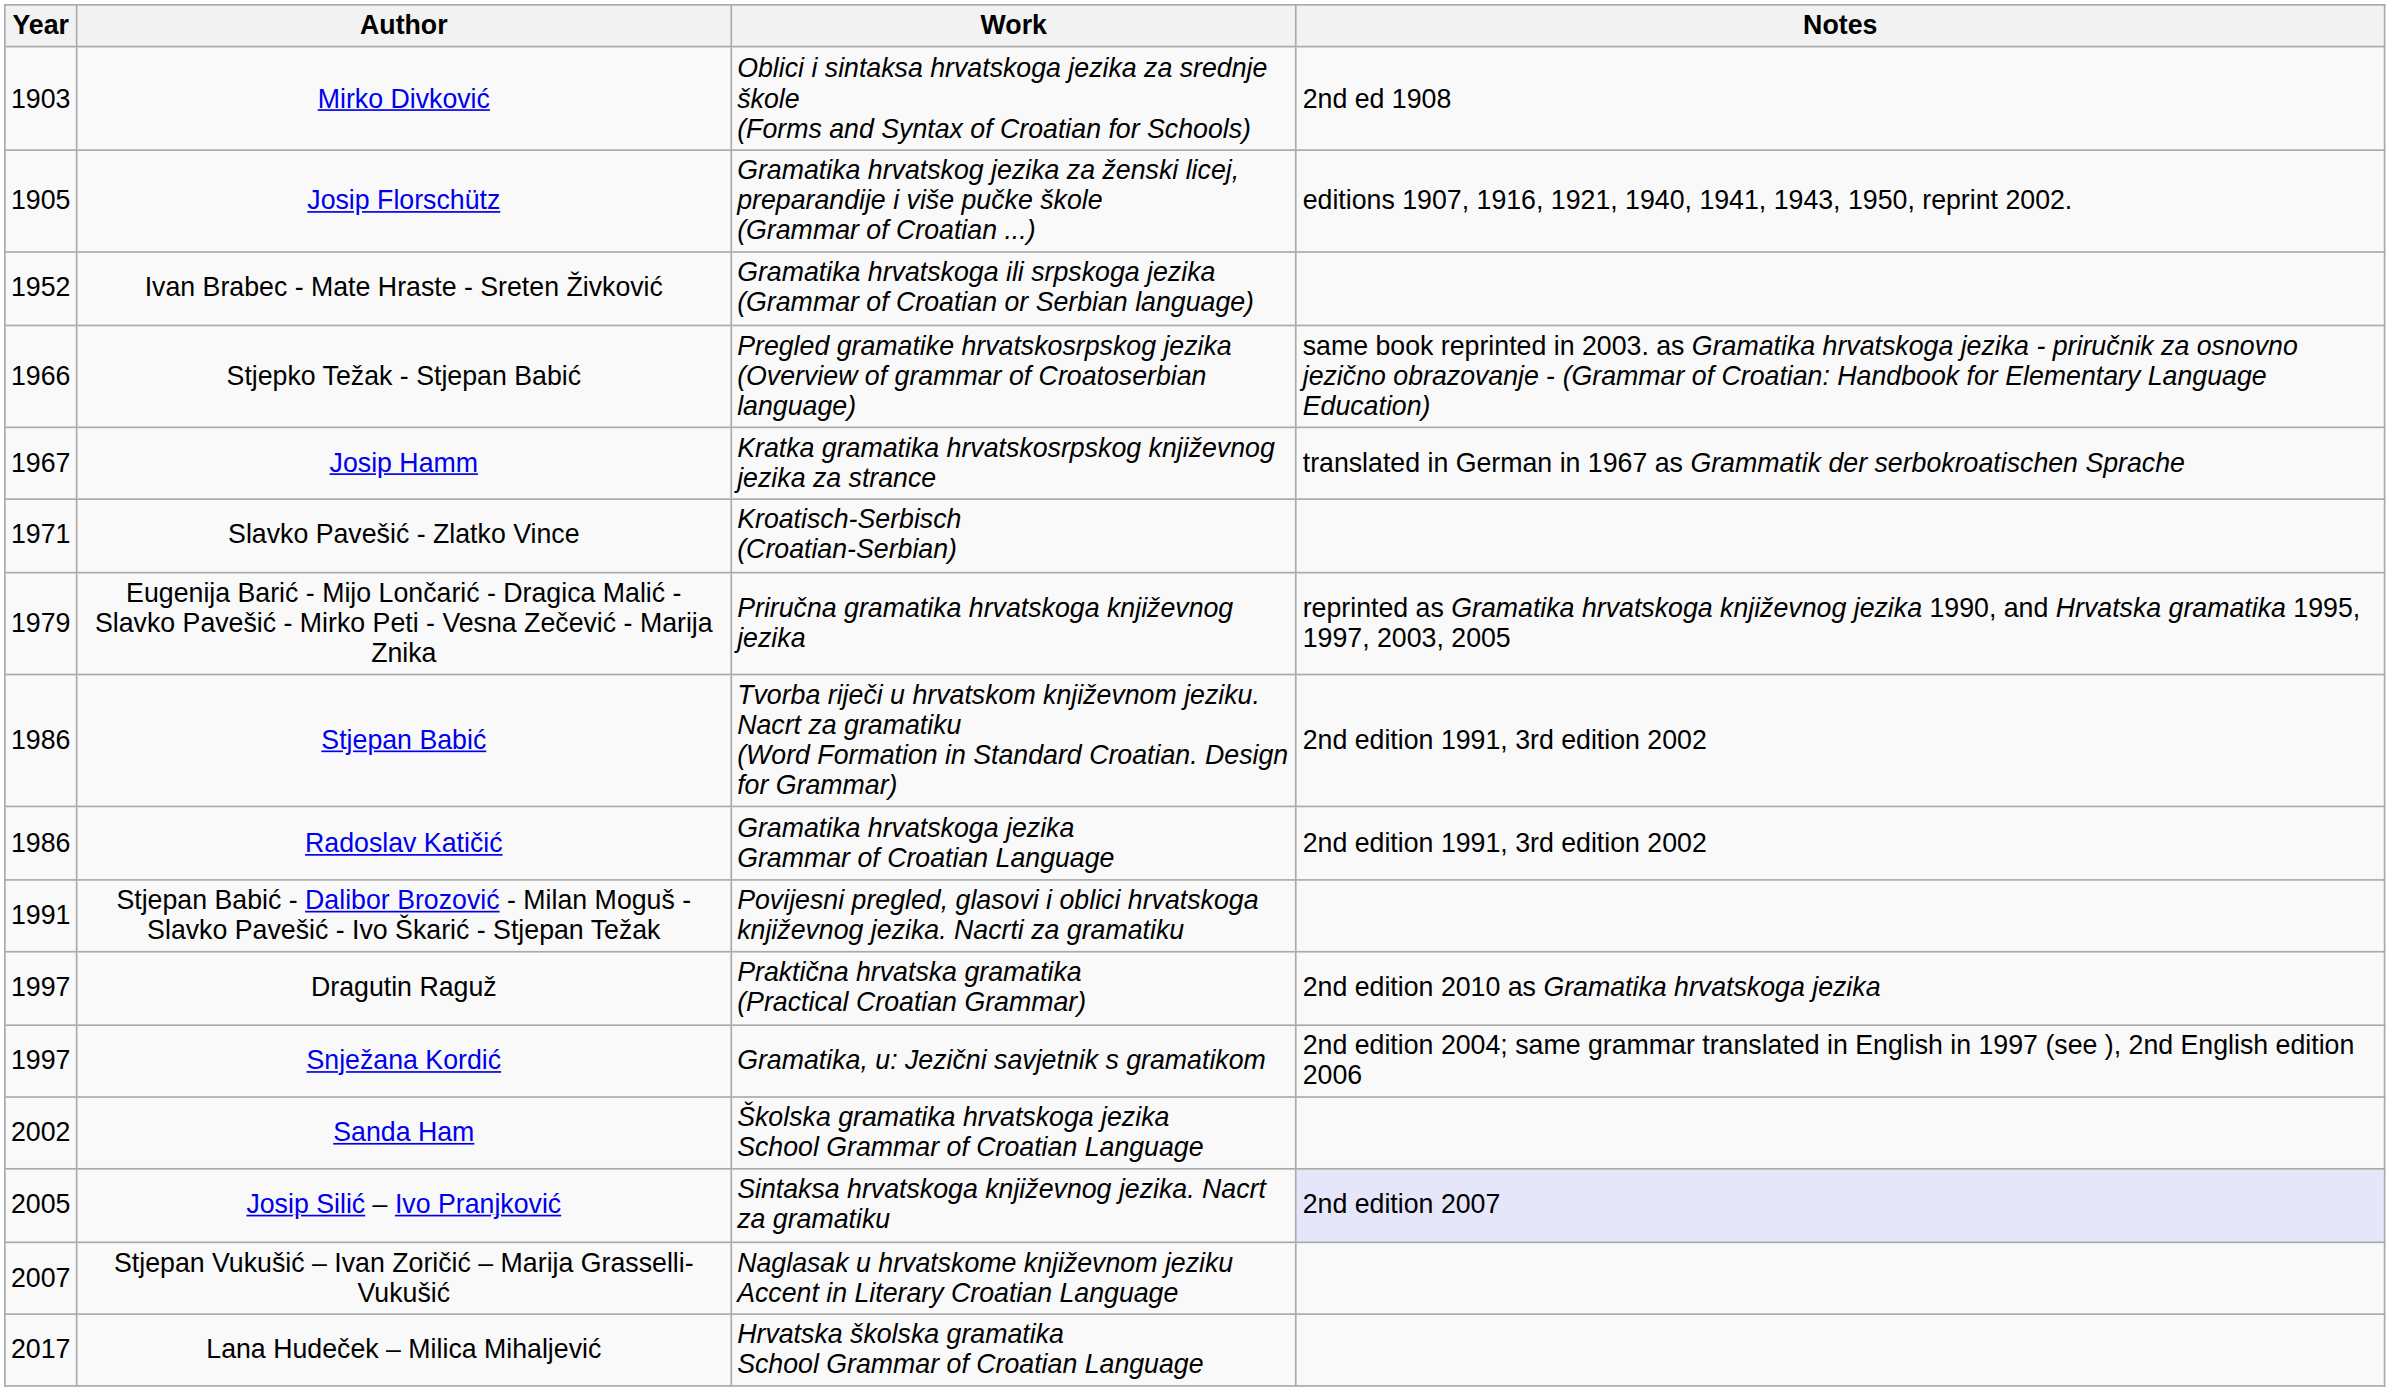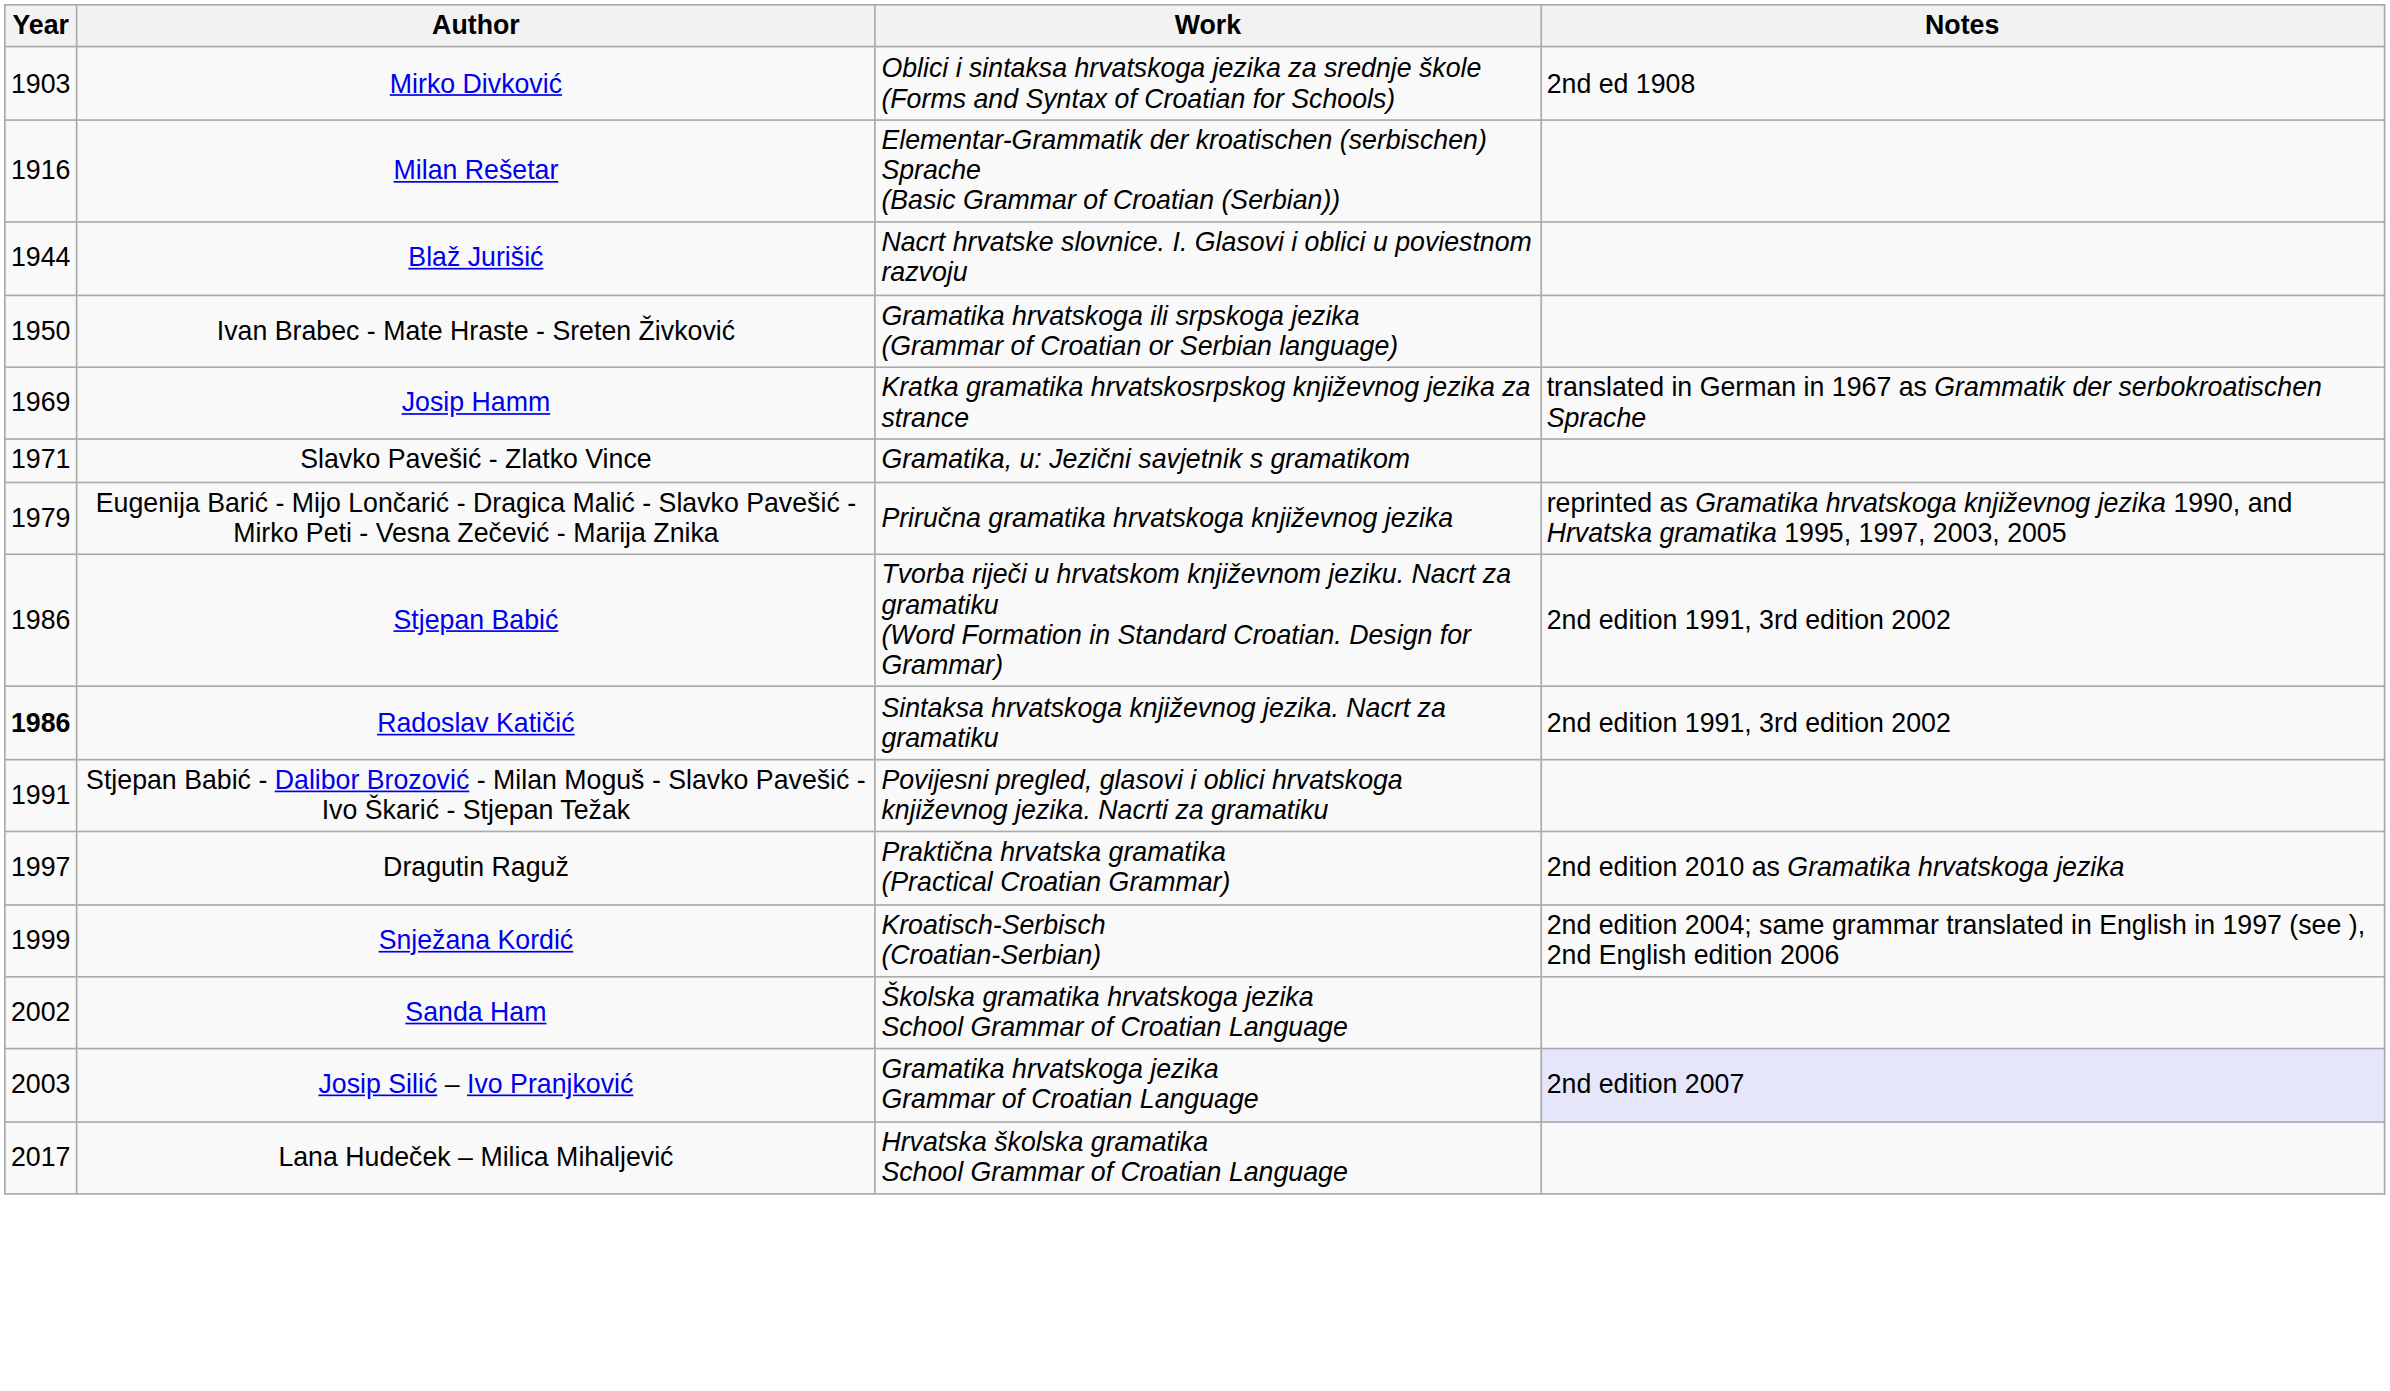- row: (404, 200)
+ row: (476, 170)
+ row: (476, 258)
(41, 288) 1952 -> (41, 330) 1950
- row: (404, 375)
(41, 463) 1967 -> (41, 402) 1969
(849, 535) Kroatisch-Serbisch (Croatian-Serbian) -> (1146, 460) Gramatika, u: Jezični savjetnik s gramatikom
(41, 842) normal -> (41, 722) bold
(926, 842) Gramatika hrvatskoga jezika Grammar of Croatian Language -> (1164, 722) Sintaksa hrvatskoga književnog jezika. Nacrt za gramatiku
(41, 1060) 1997 -> (41, 940) 1999
(1001, 1060) Gramatika, u: Jezični savjetnik s gramatikom -> (994, 940) Kroatisch-Serbisch (Croatian-Serbian)
(41, 1205) 2005 -> (41, 1084) 2003
(1002, 1205) Sintaksa hrvatskoga književnog jezika. Nacrt za gramatiku -> (1070, 1084) Gramatika hrvatskoga jezika Grammar of Croatian Language
- row: (404, 1277)
